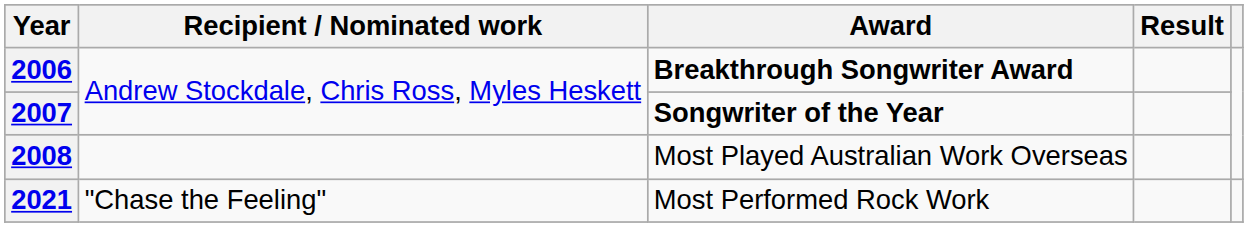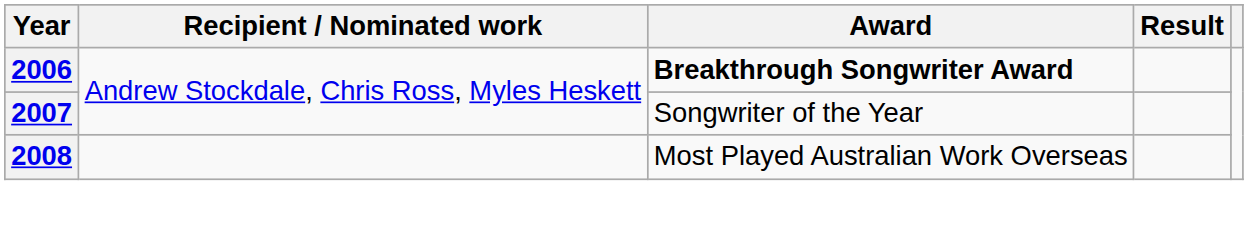(799, 112) bold -> (788, 112) normal
- row: (42, 199)
